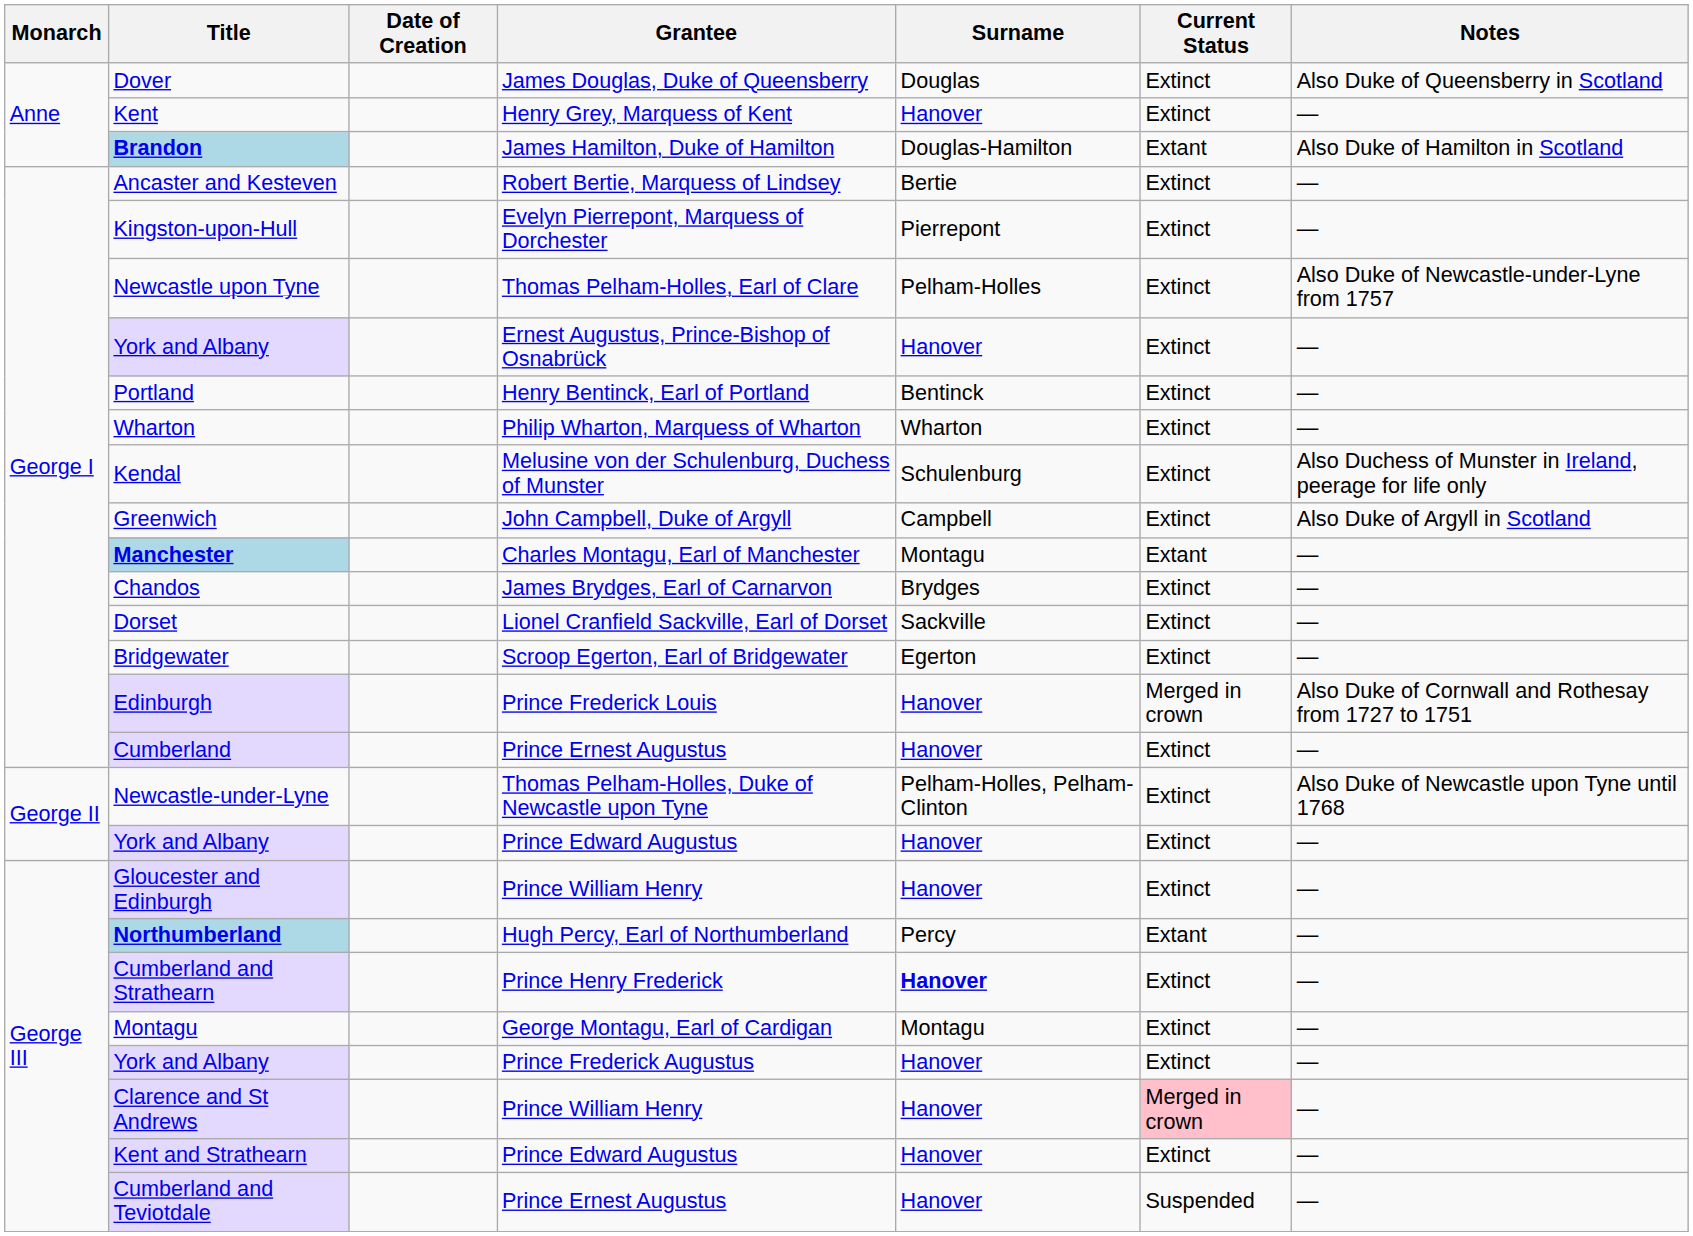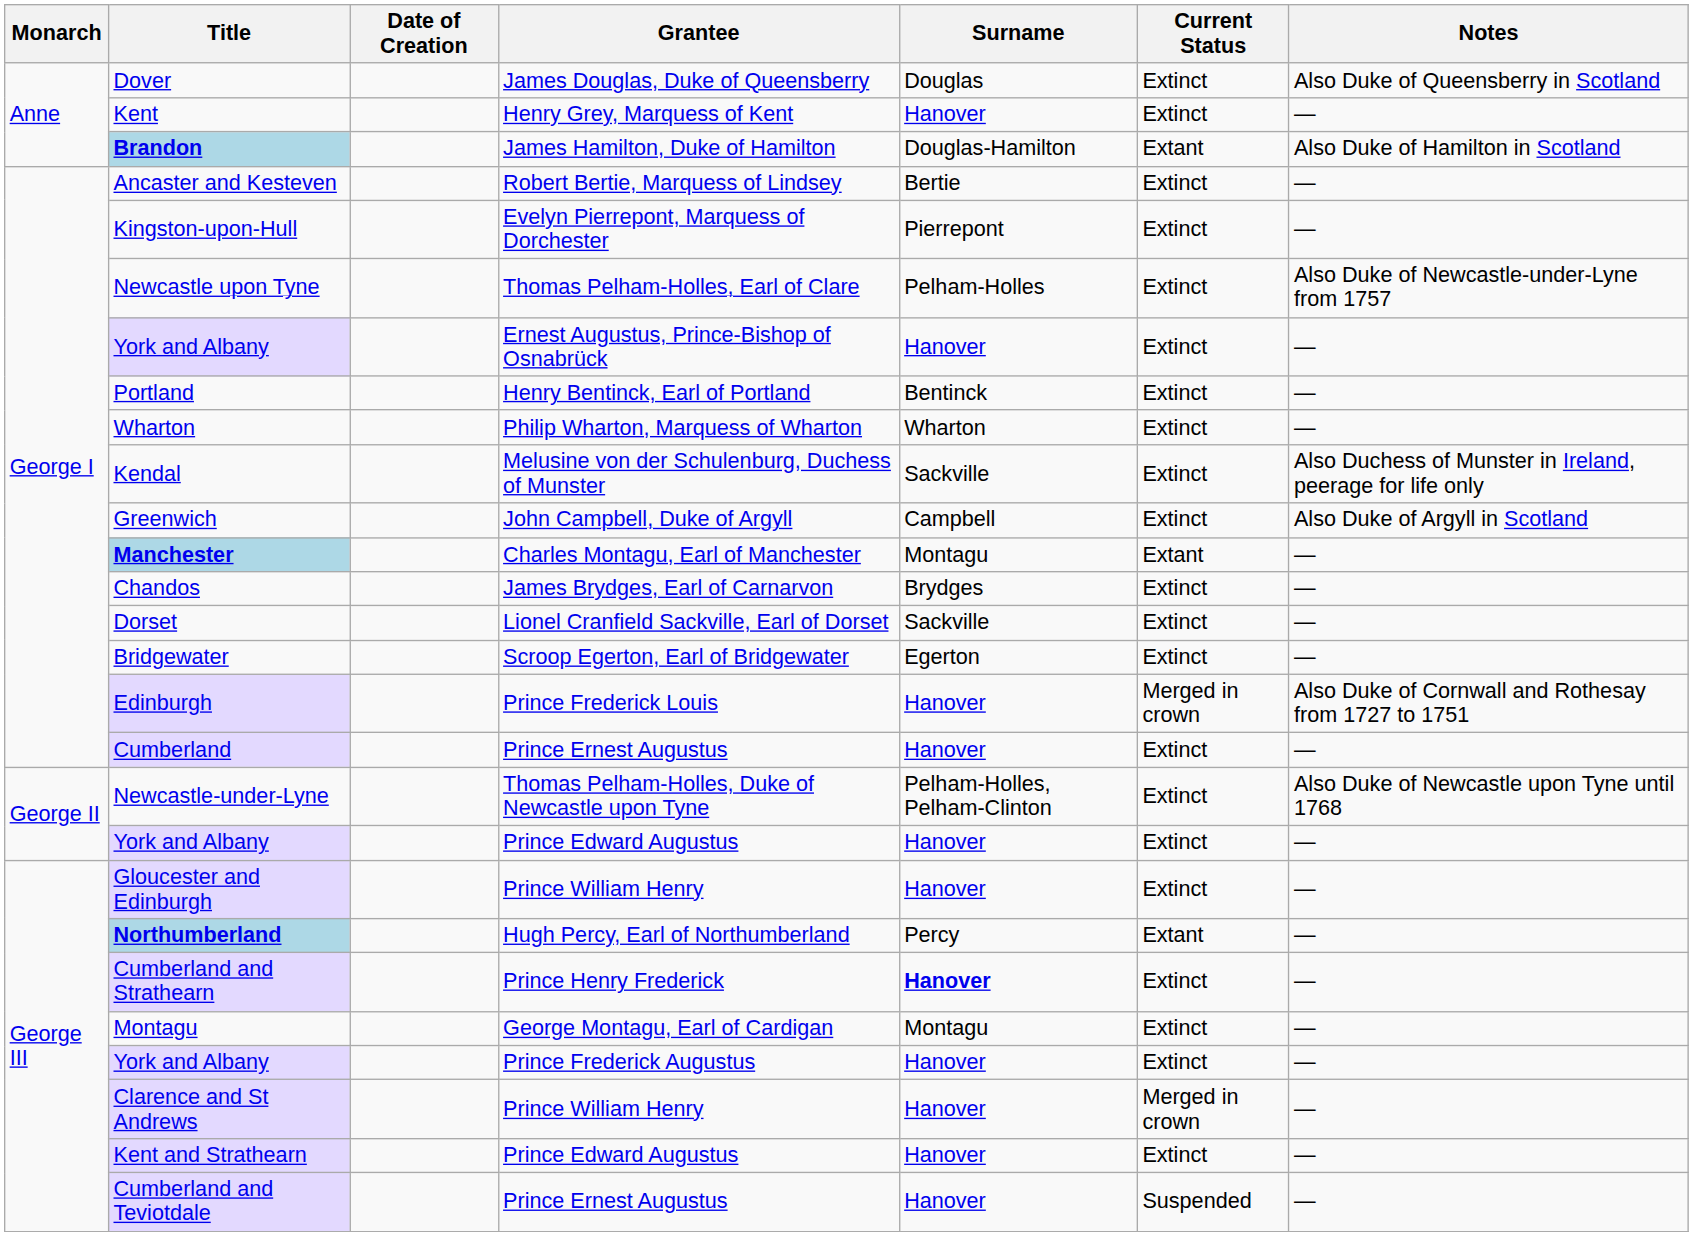(961, 473) Schulenburg -> (947, 473) Sackville
(1193, 1108) pink background -> (1190, 1108) no background
